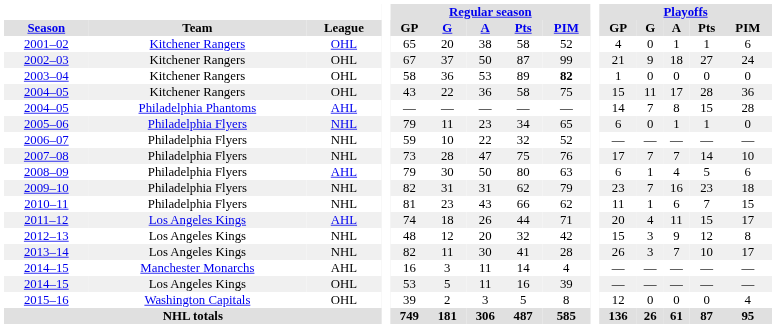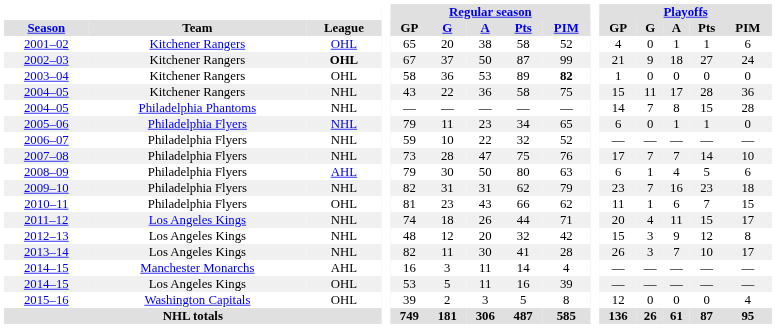(344, 60) normal -> (344, 60) bold
(344, 92) OHL -> (344, 92) NHL
(344, 108) AHL -> (344, 108) NHL
(344, 204) NHL -> (344, 204) OHL
(344, 220) AHL -> (344, 220) NHL
